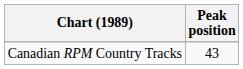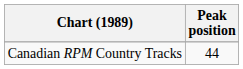(212, 53) 43 -> (212, 53) 44
